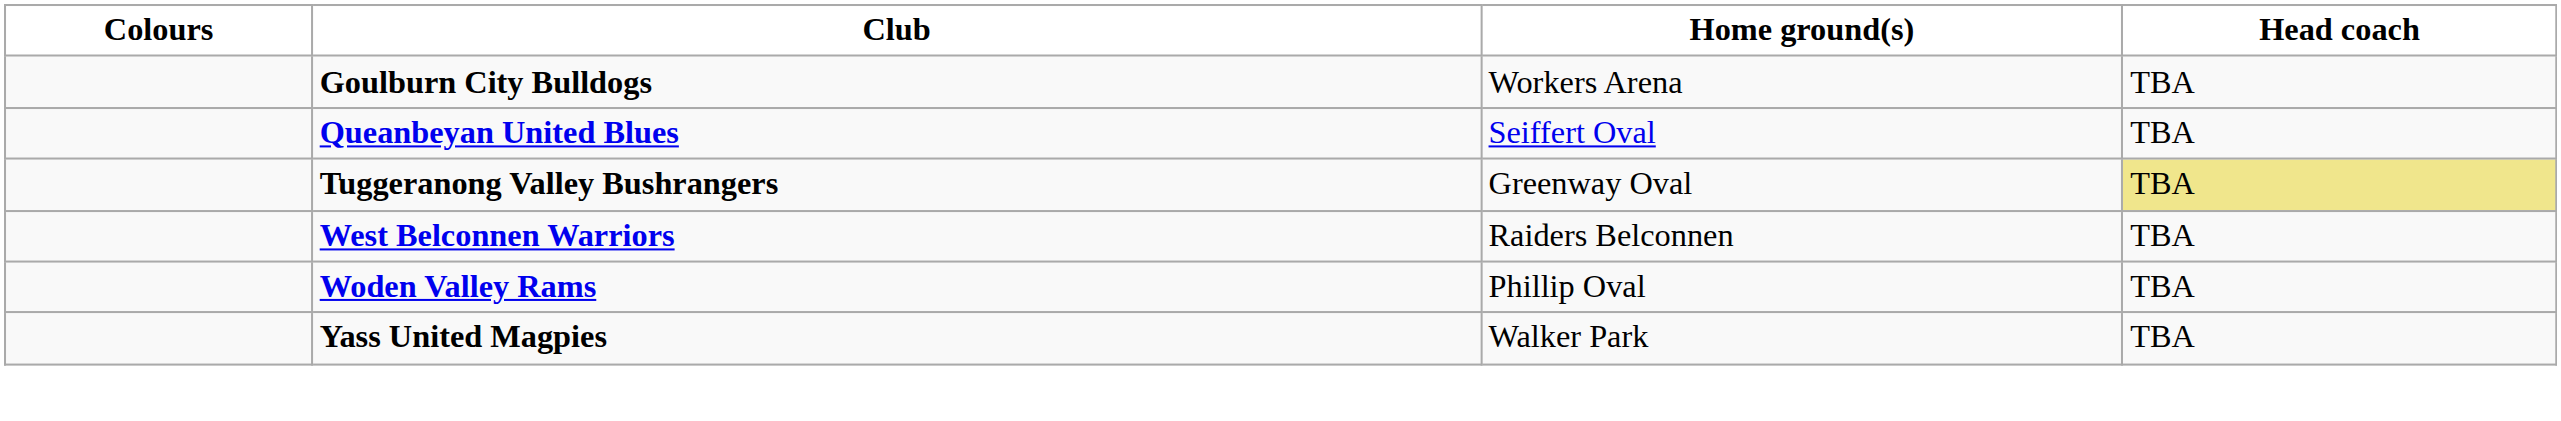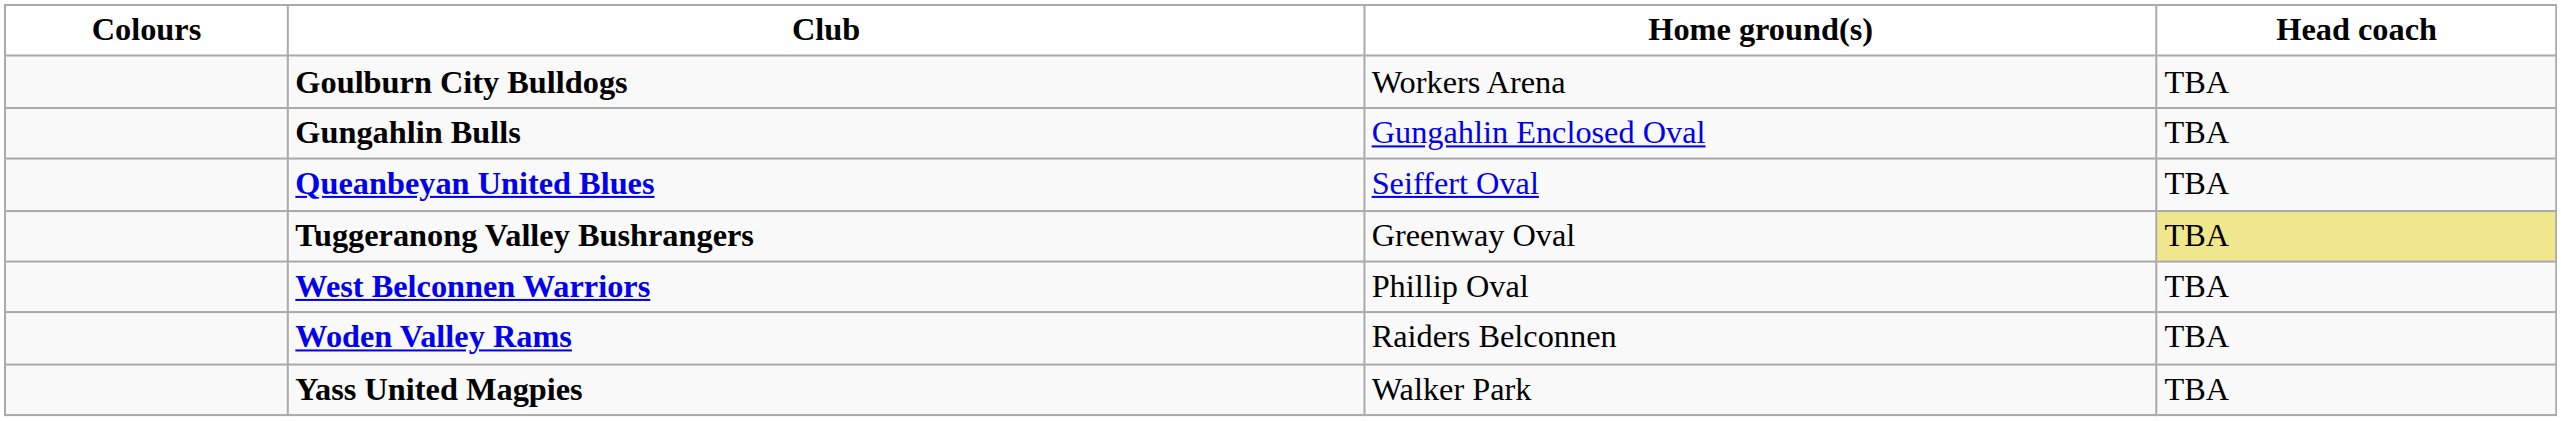+ row: (408, 132)
(1611, 235) Raiders Belconnen -> (1450, 286) Phillip Oval
(1567, 286) Phillip Oval -> (1494, 337) Raiders Belconnen
